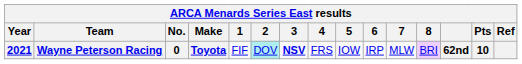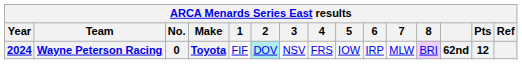(19, 50) 2021 -> (19, 50) 2024
(294, 50) bold -> (294, 50) normal
(483, 50) 10 -> (483, 50) 12
